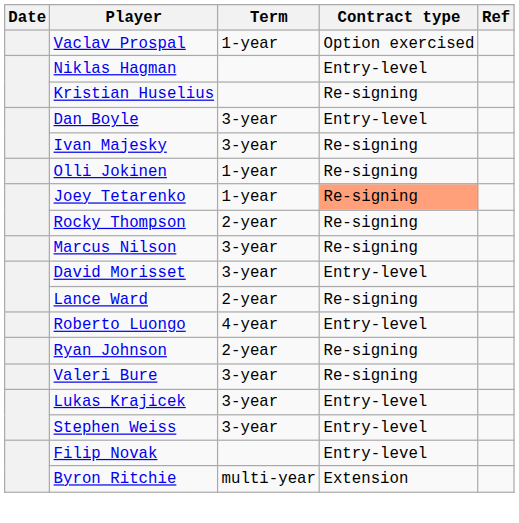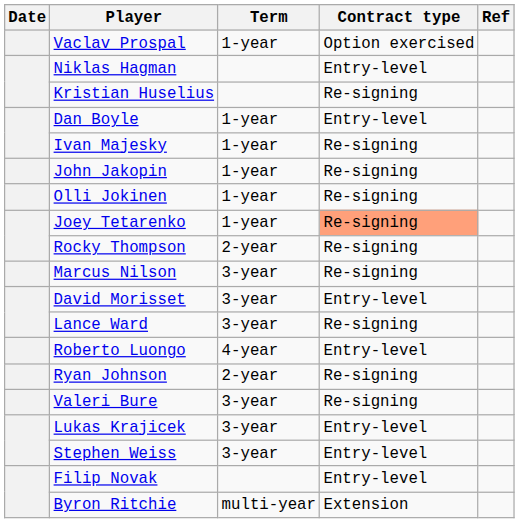(250, 120) 3-year -> (250, 120) 1-year
(250, 146) 3-year -> (250, 146) 1-year
+ row: (110, 171)
(250, 299) 2-year -> (250, 325) 3-year
